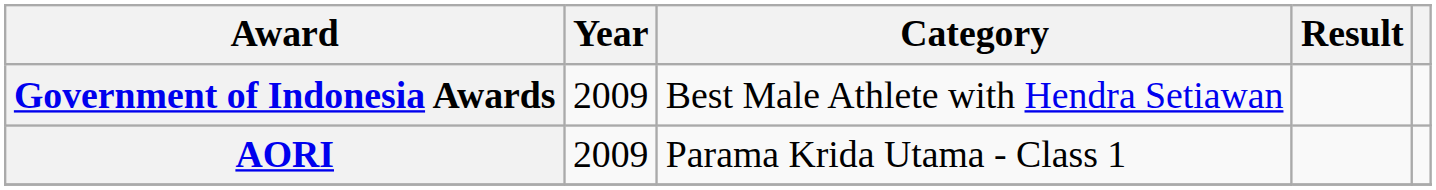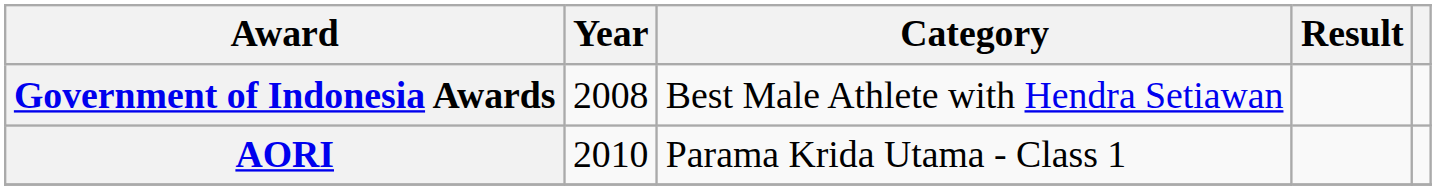(611, 94) 2009 -> (611, 94) 2008
(611, 154) 2009 -> (611, 154) 2010
